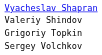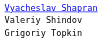- row: (43, 46)
